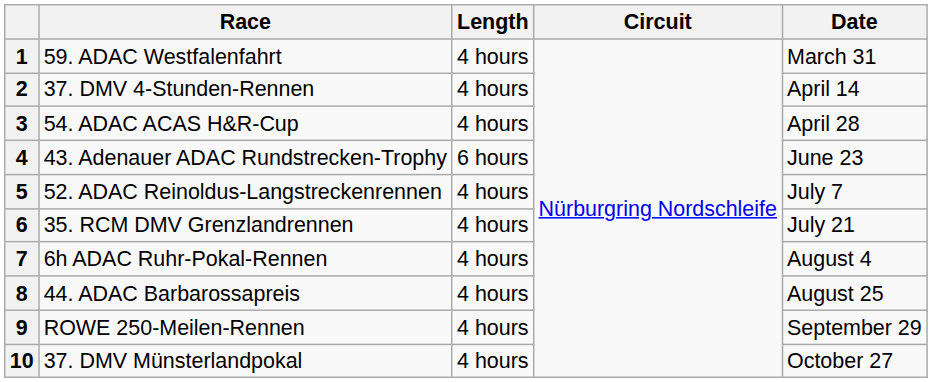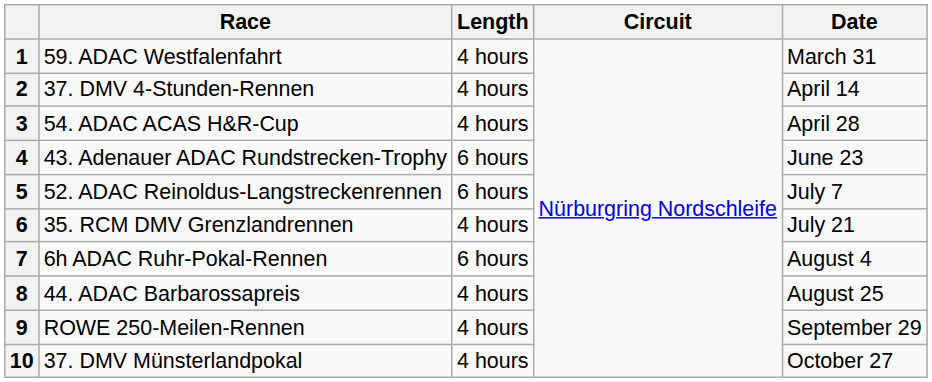(493, 192) 4 hours -> (493, 192) 6 hours
(493, 259) 4 hours -> (493, 259) 6 hours
